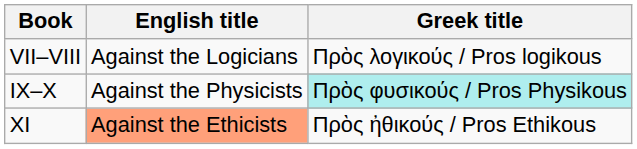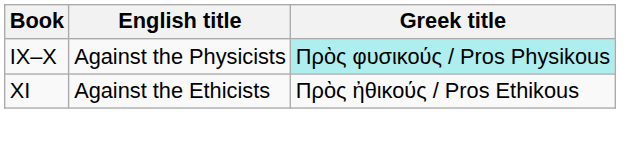- row: (45, 56)
(189, 125) lightsalmon background -> (172, 90) no background
